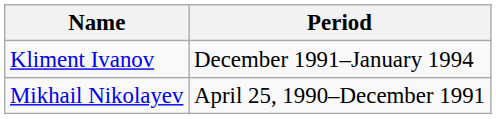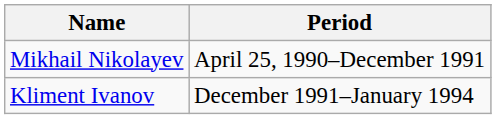rows swapped: (97, 95) <-> (82, 58)
